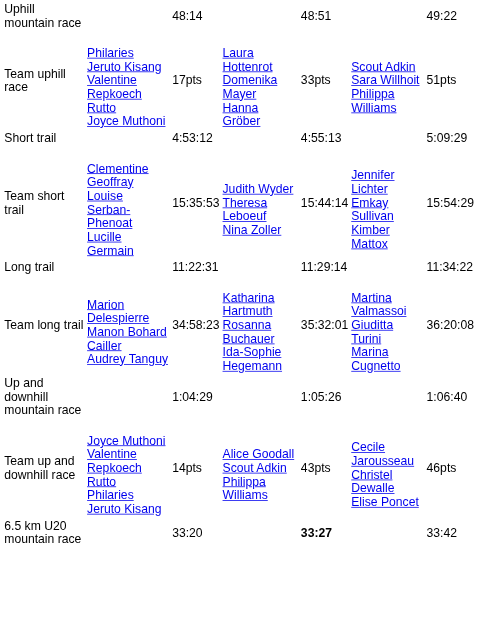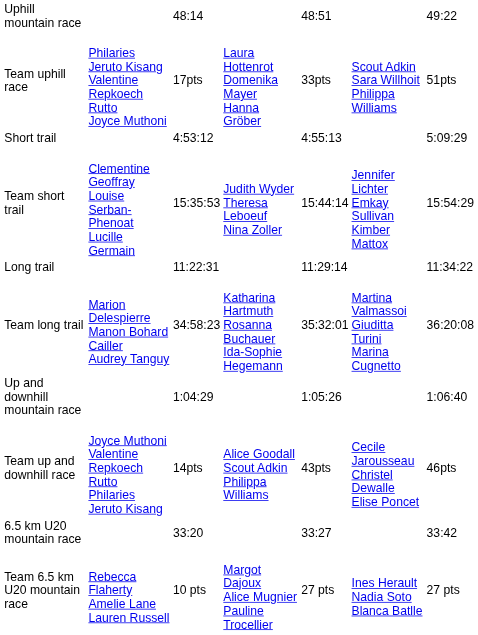(316, 532) bold -> (316, 532) normal
+ row: (42, 590)
